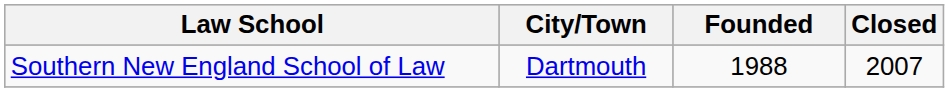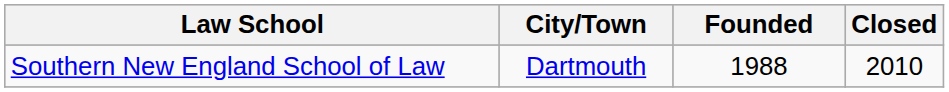(894, 65) 2007 -> (894, 65) 2010
